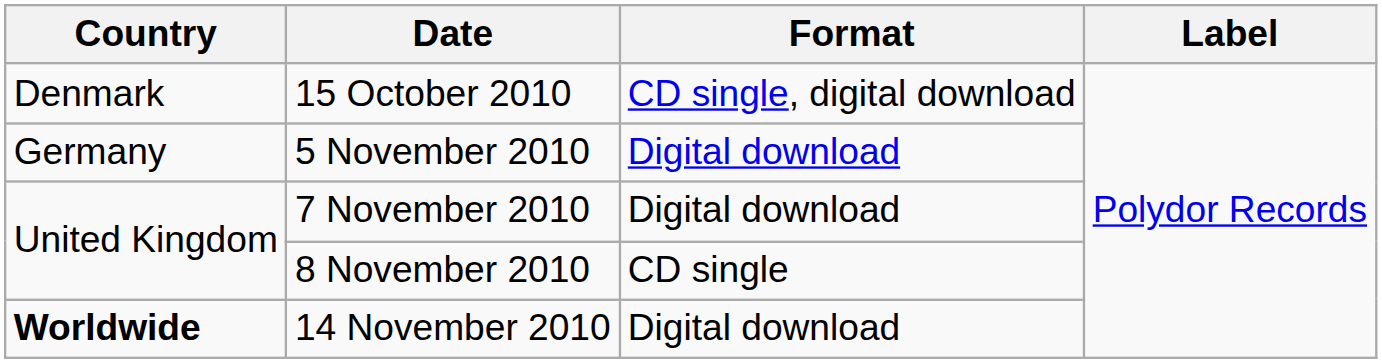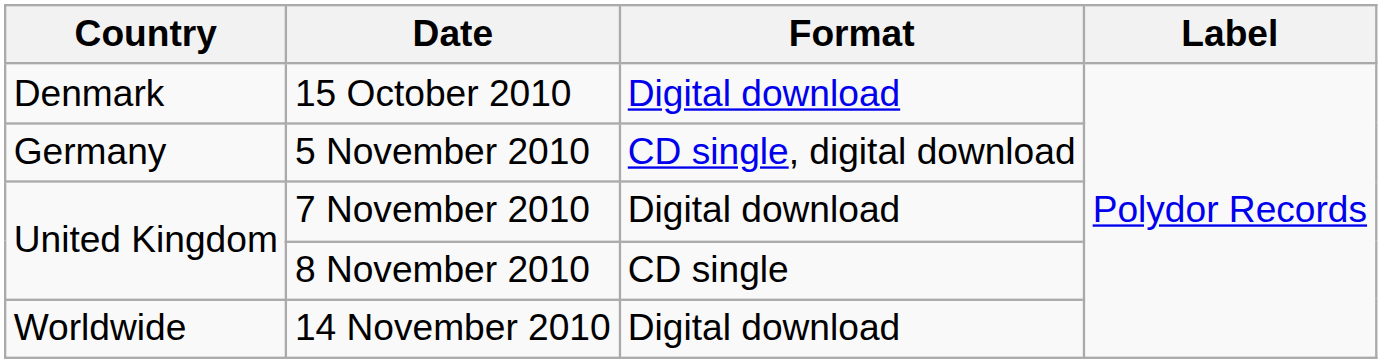(852, 92) CD single, digital download -> (764, 92) Digital download
(764, 151) Digital download -> (852, 151) CD single, digital download
(107, 328) bold -> (100, 328) normal
